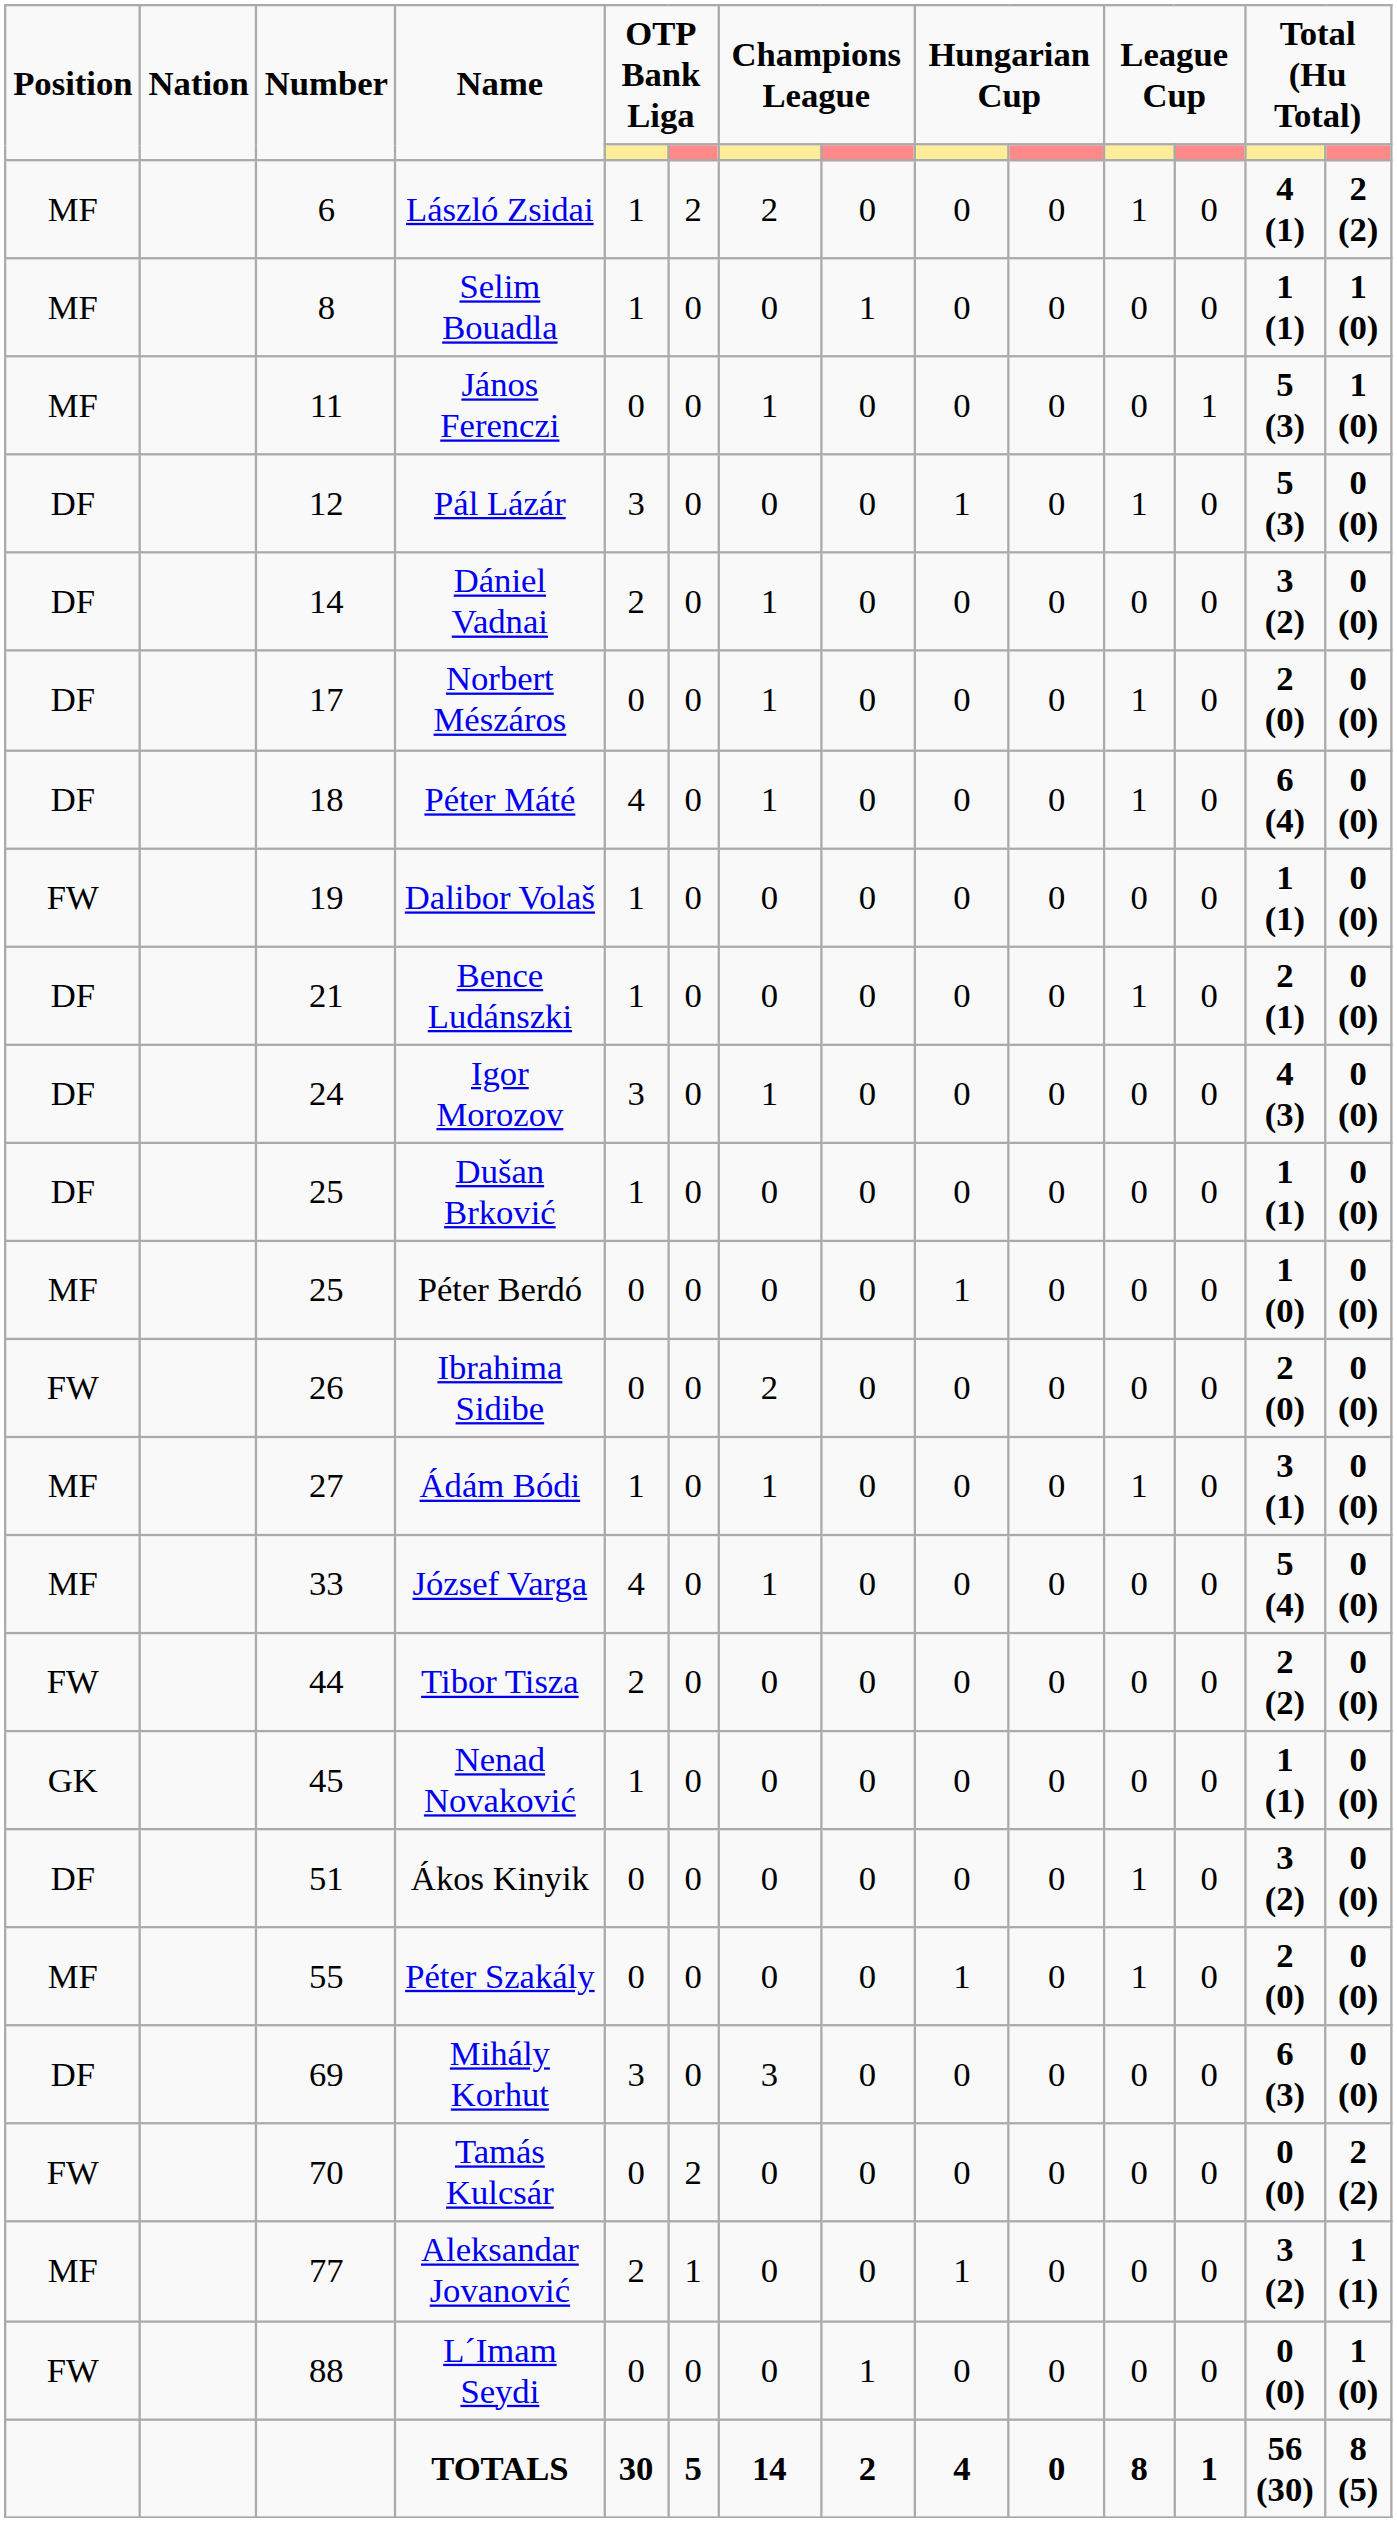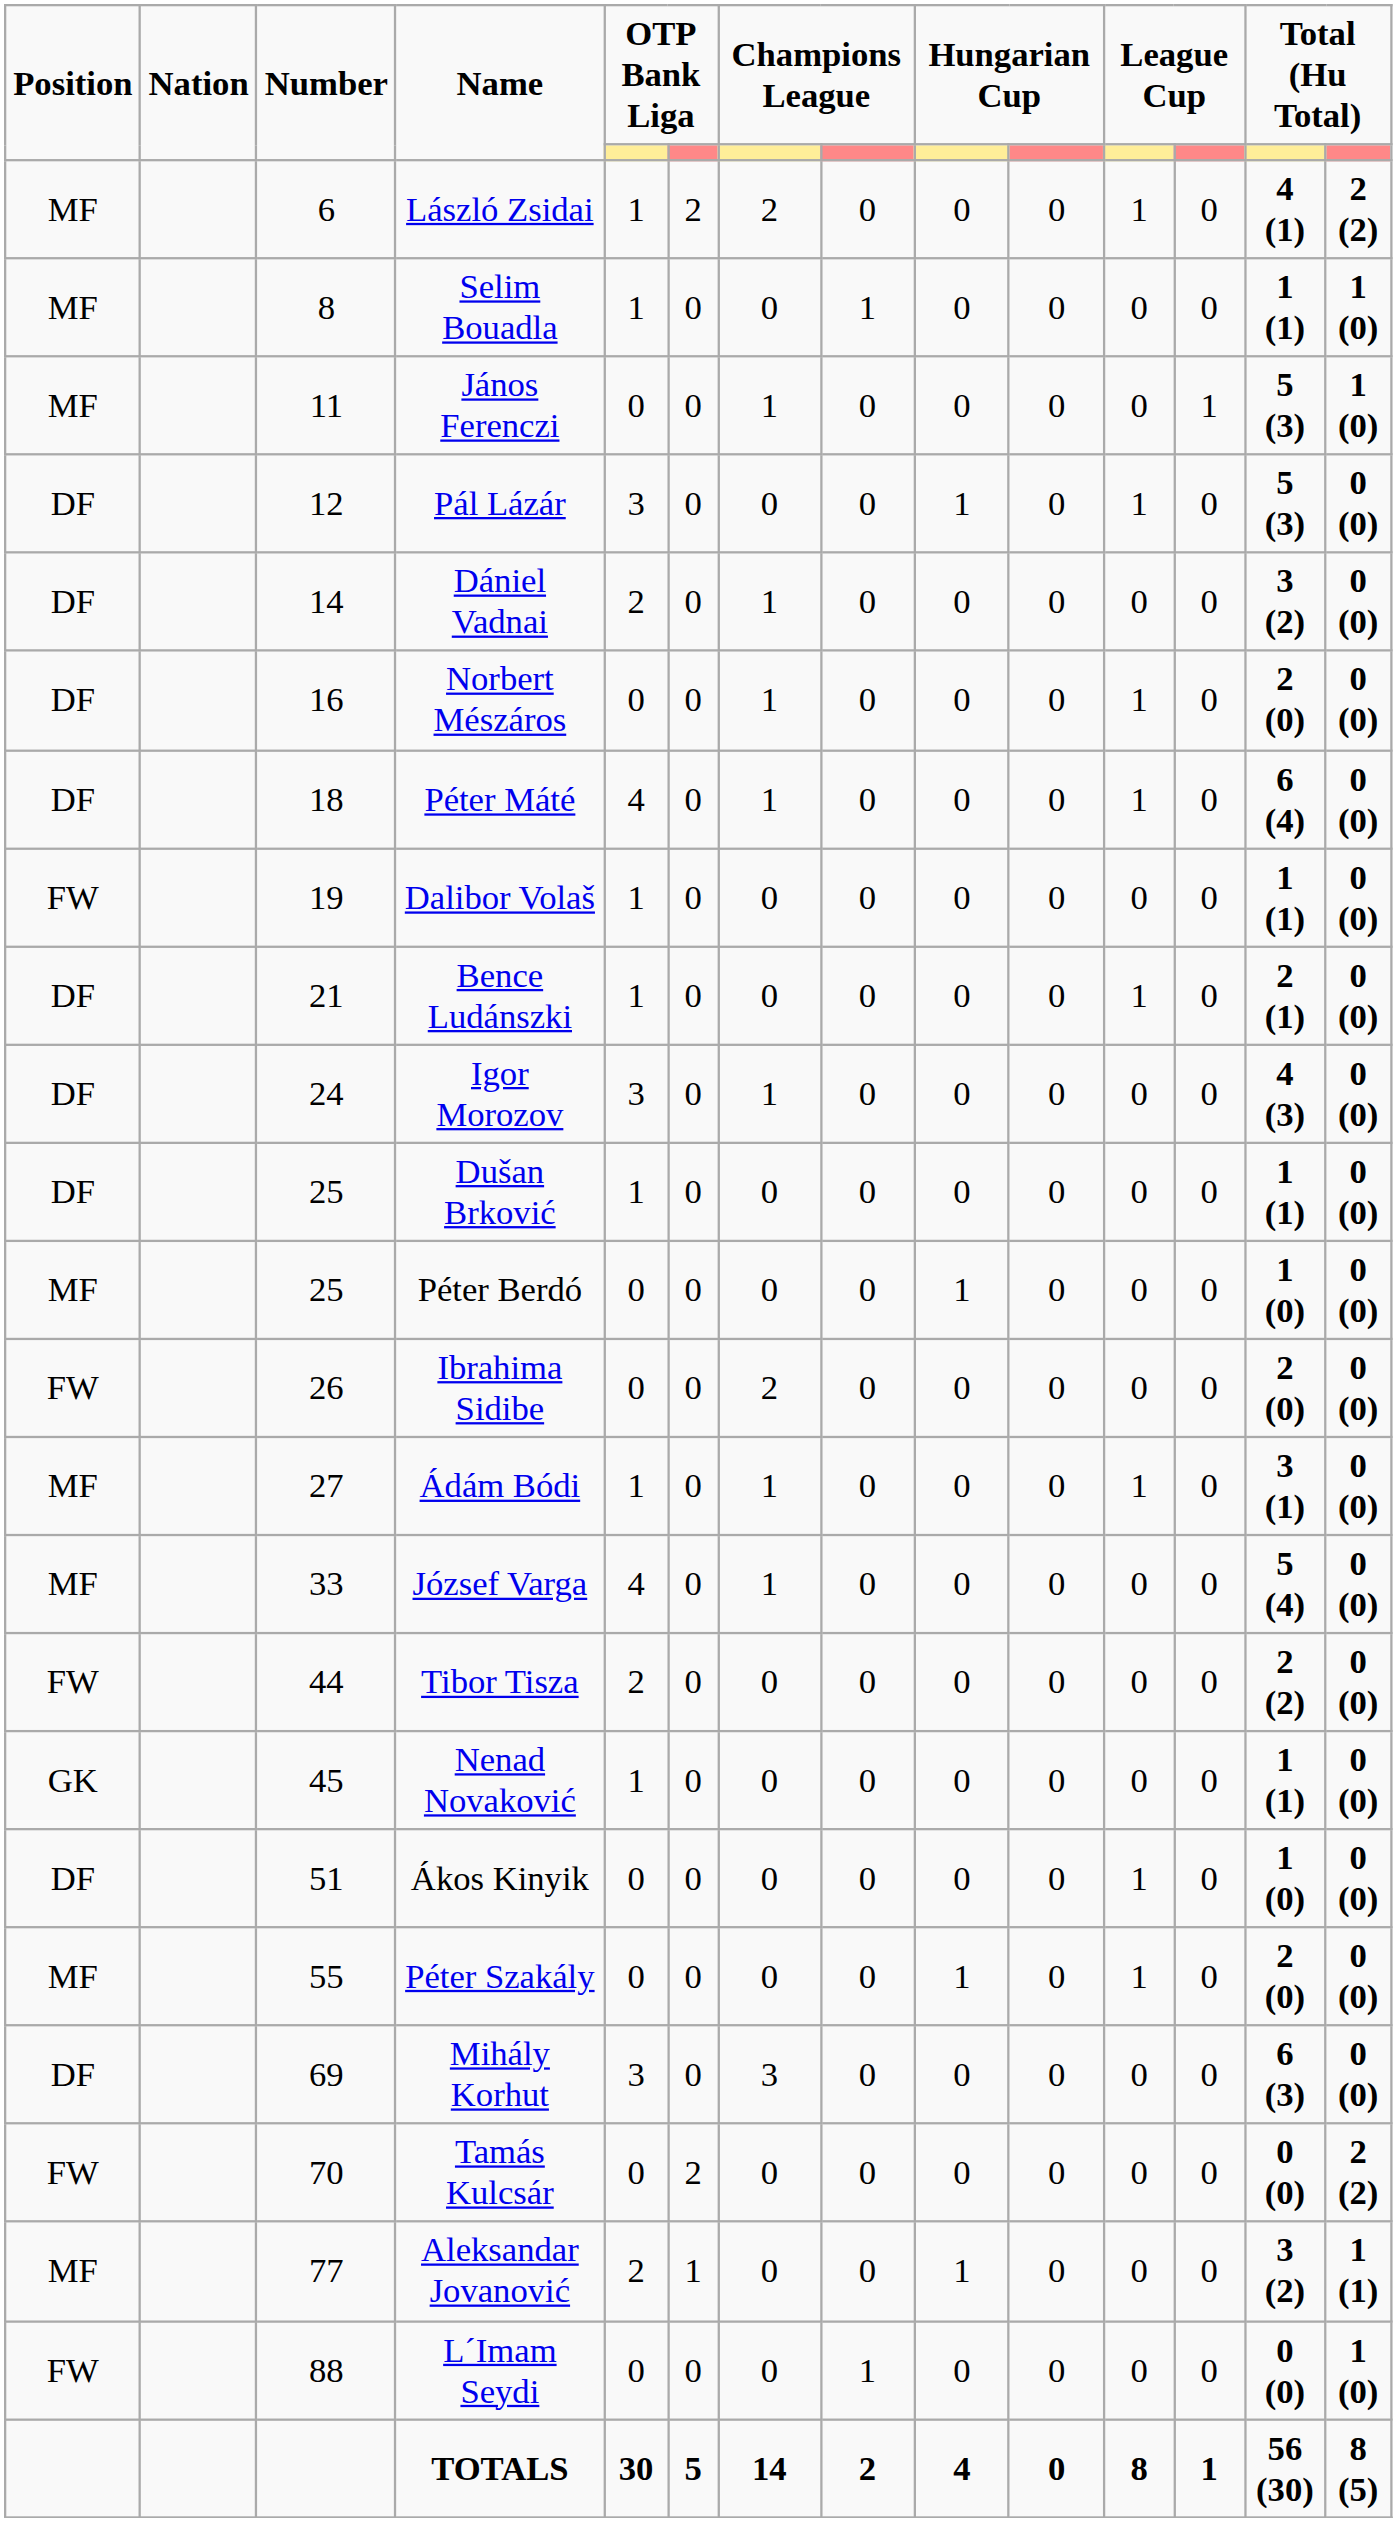(326, 700) 17 -> (326, 700) 16
(1285, 1878) 3 (2) -> (1285, 1878) 1 (0)
